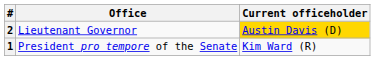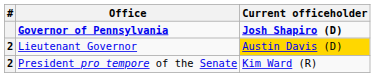+ row: (93, 30)
(10, 47) 1 -> (10, 64) 2
